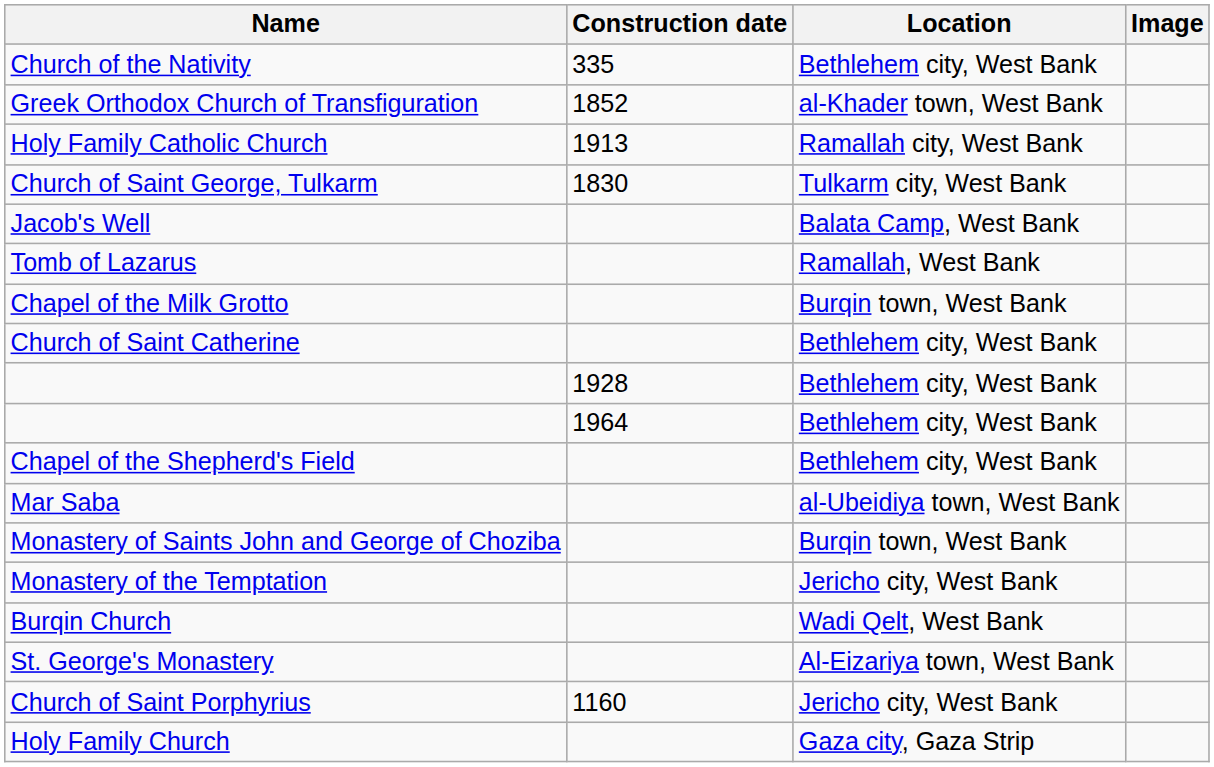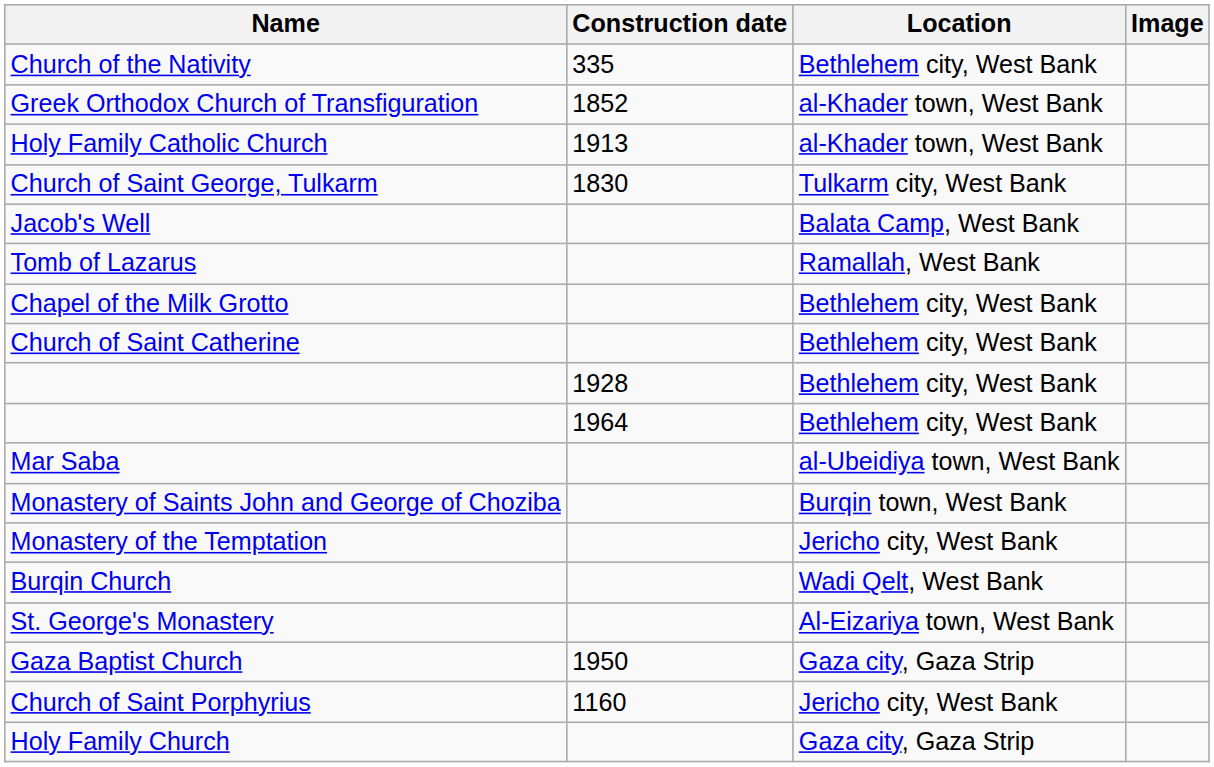(941, 143) Ramallah city, West Bank -> (951, 143) al-Khader town, West Bank
(933, 303) Burqin town, West Bank -> (948, 303) Bethlehem city, West Bank
- row: (183, 462)
+ row: (126, 661)
